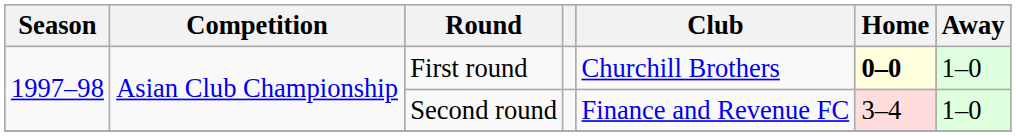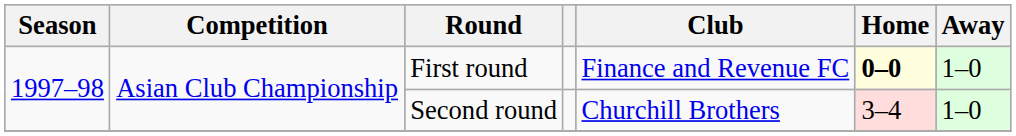(681, 67) Churchill Brothers -> (715, 67) Finance and Revenue FC
(715, 109) Finance and Revenue FC -> (681, 109) Churchill Brothers
